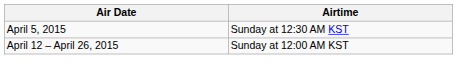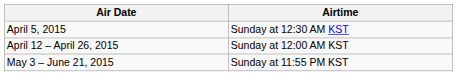+ row: (60, 63)
